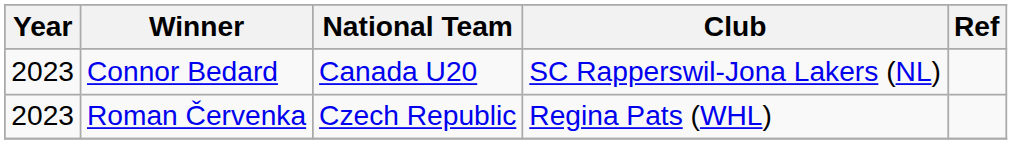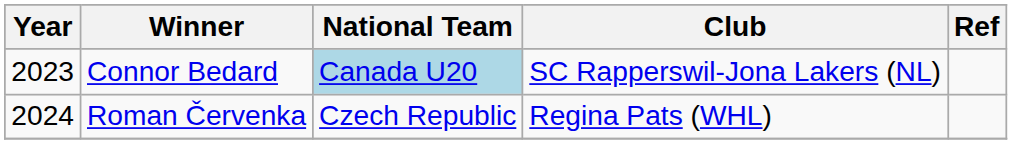(398, 71) no background -> (398, 71) lightblue background
(43, 116) 2023 -> (43, 116) 2024
